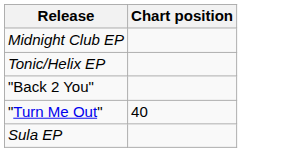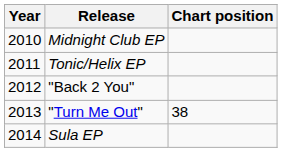+ column: (25, 16)
(139, 111) 40 -> (180, 111) 38
